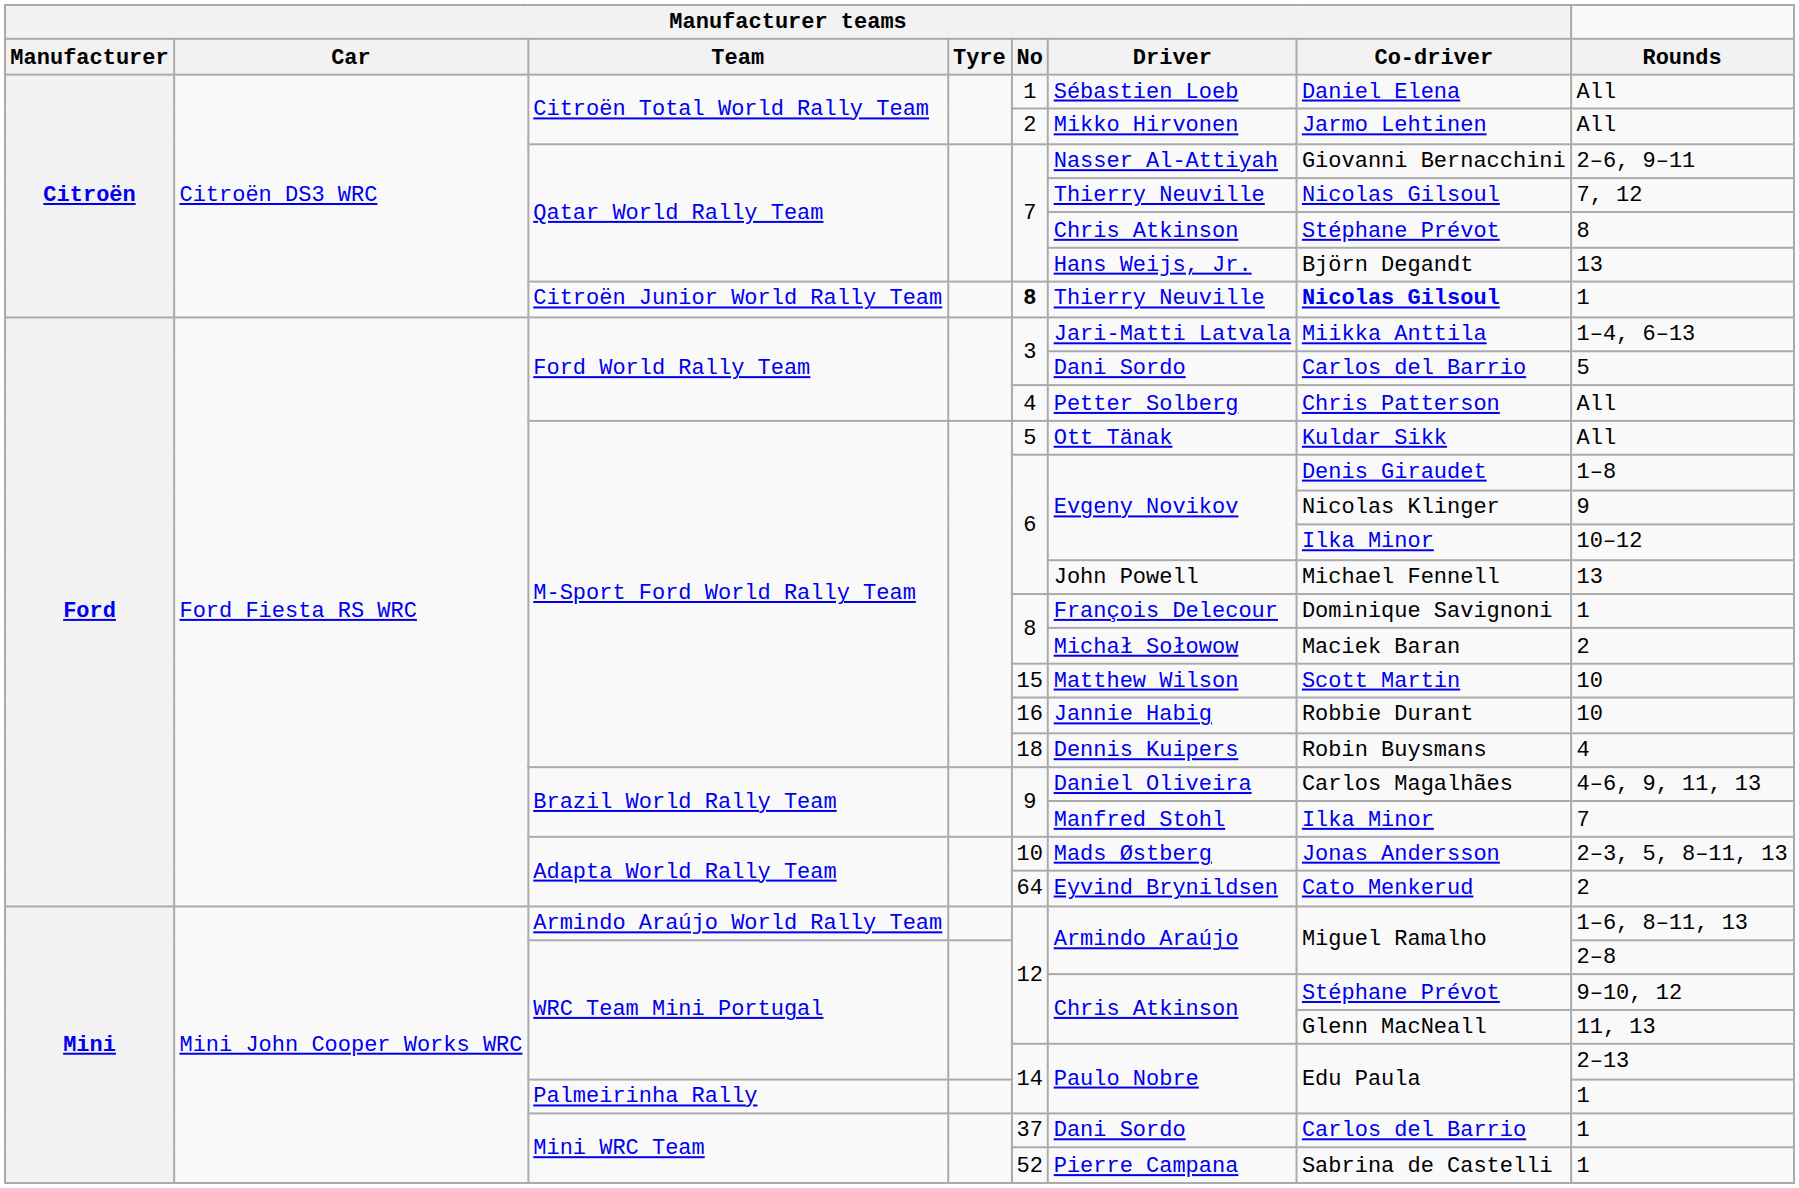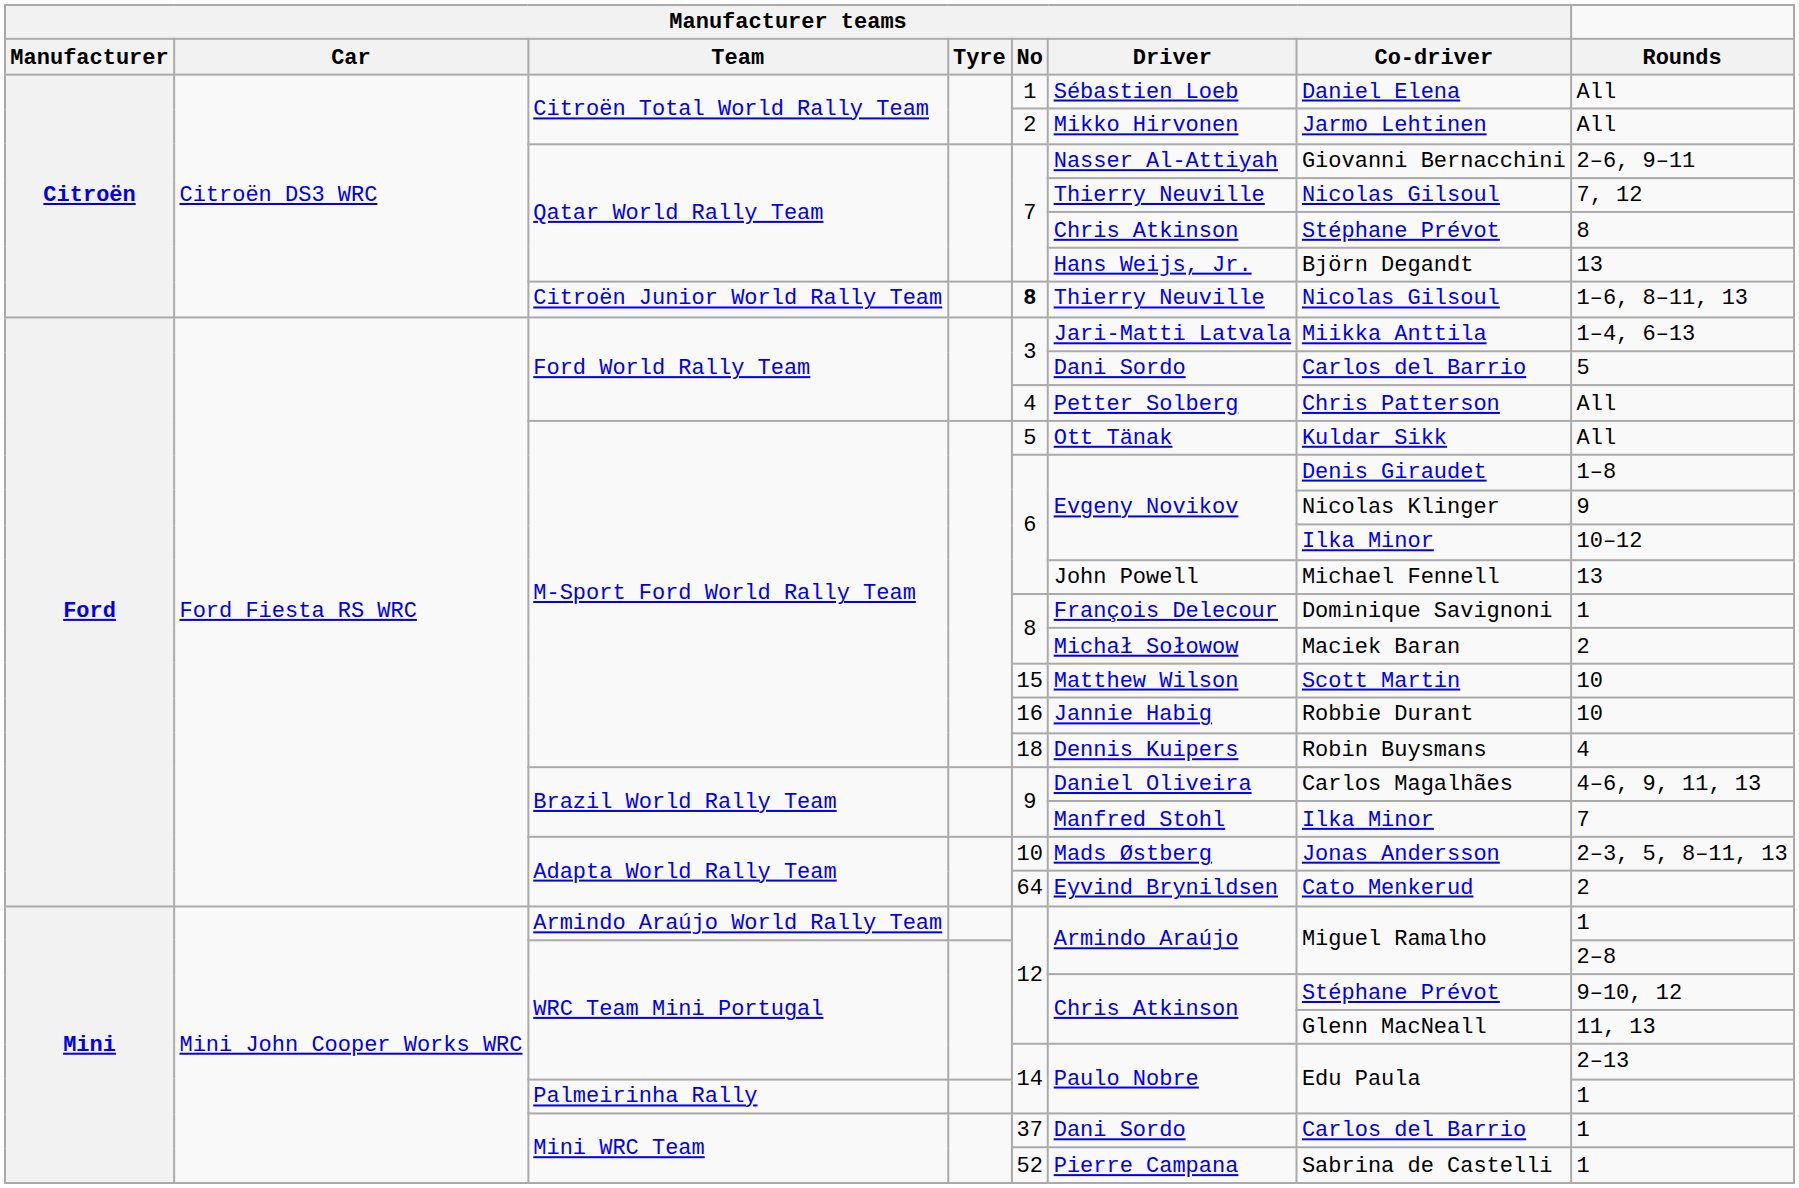(1401, 299) bold -> (1401, 299) normal
(1583, 299) 1 -> (1662, 299) 1–6, 8–11, 13
(1662, 923) 1–6, 8–11, 13 -> (1583, 923) 1
